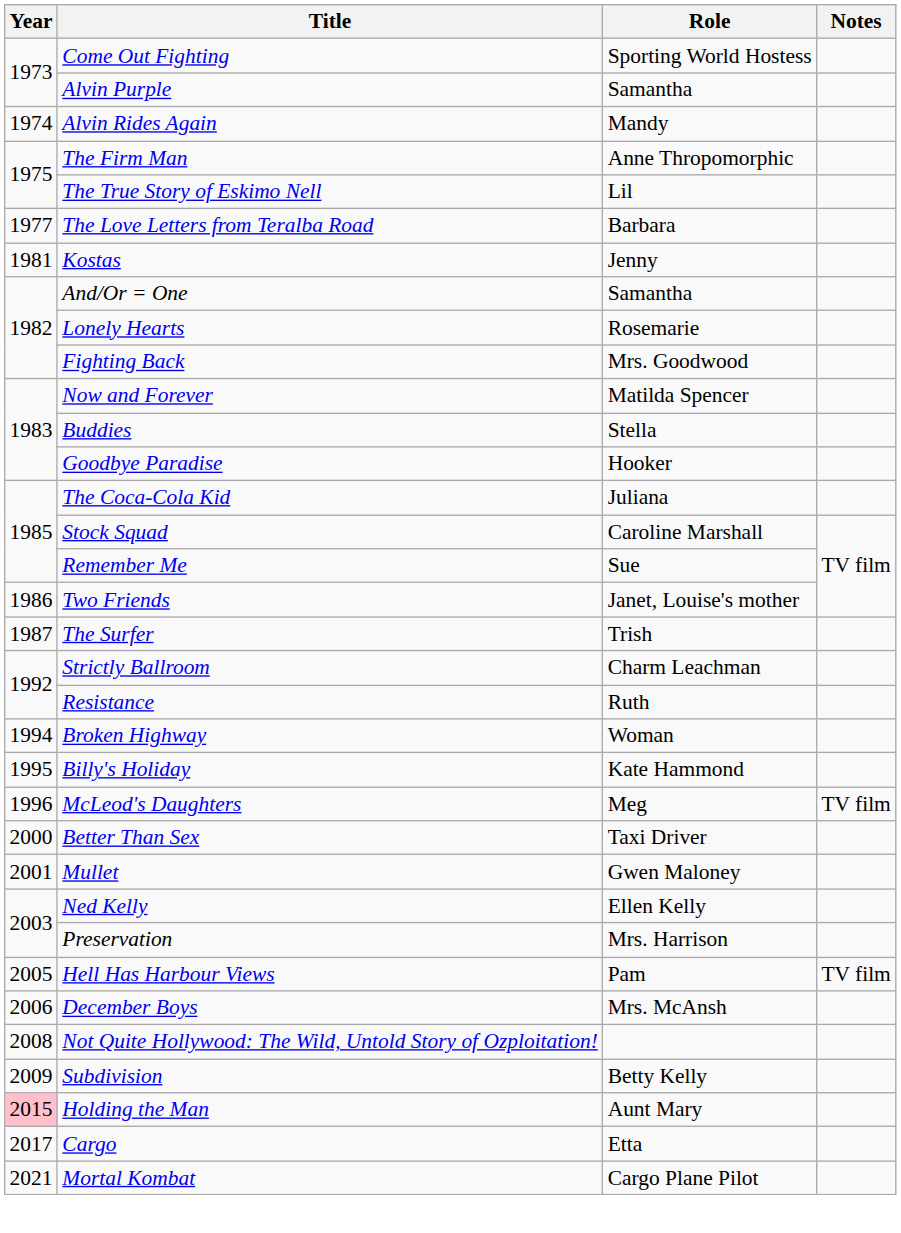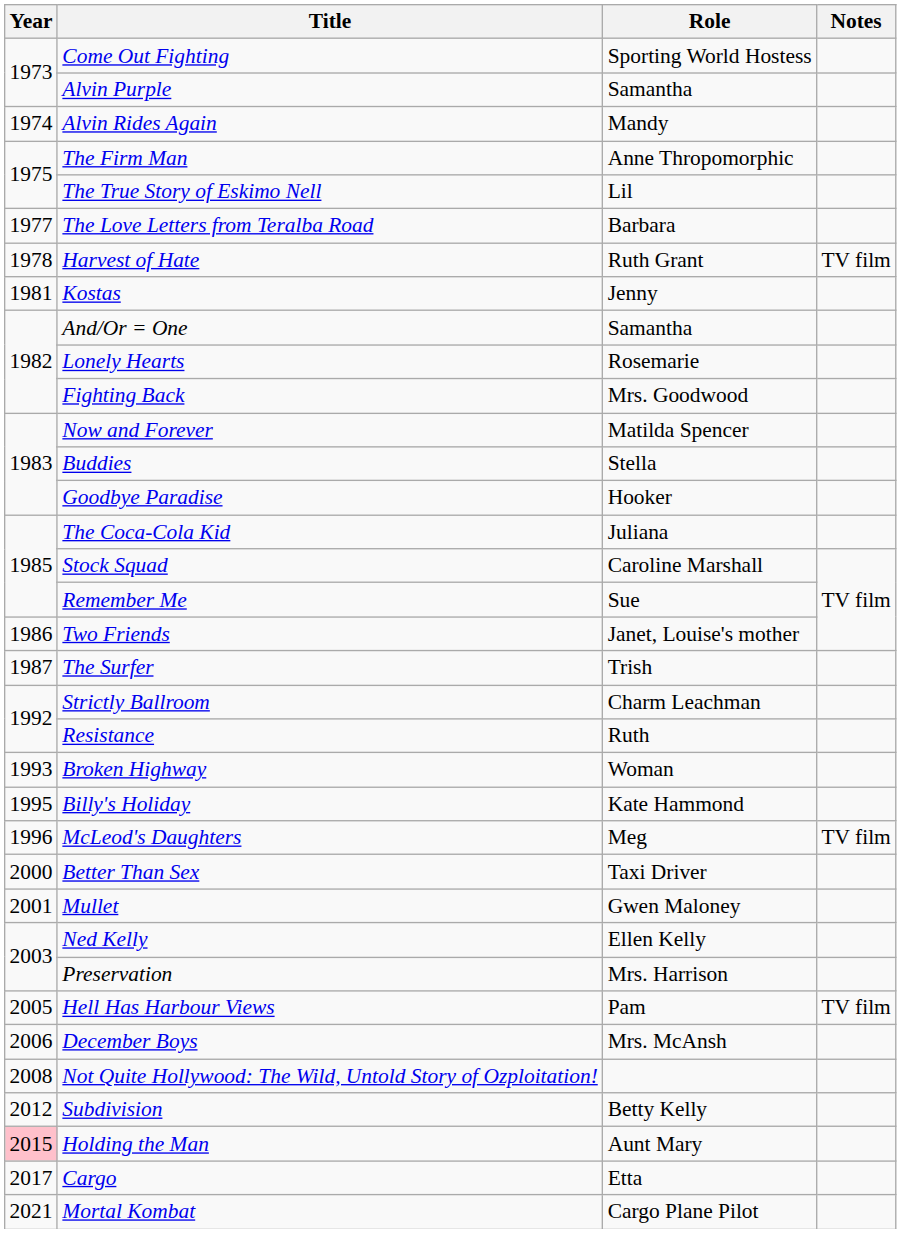+ row: (131, 259)
(31, 735) 1994 -> (31, 769) 1993
(31, 1075) 2009 -> (31, 1109) 2012
